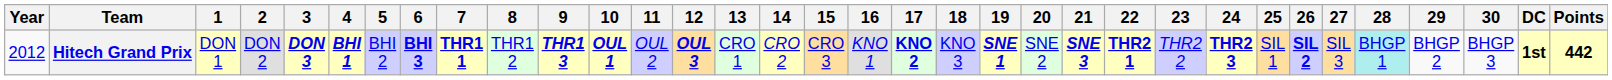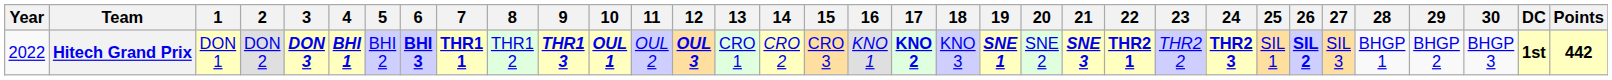(27, 52) 2012 -> (27, 52) 2022
(1382, 52) paleturquoise background -> (1382, 52) no background
